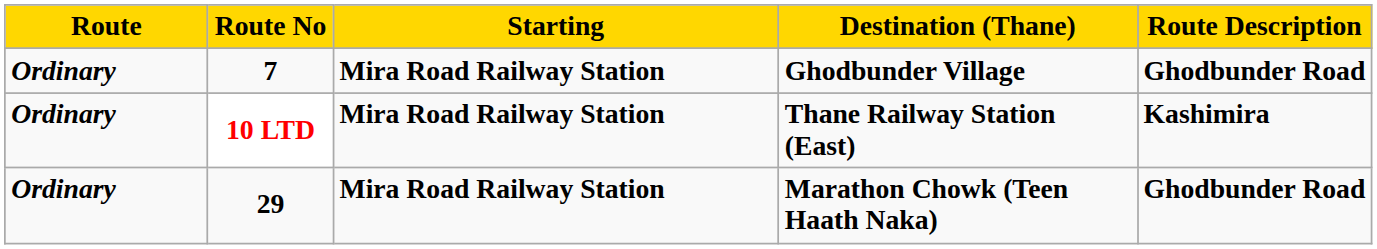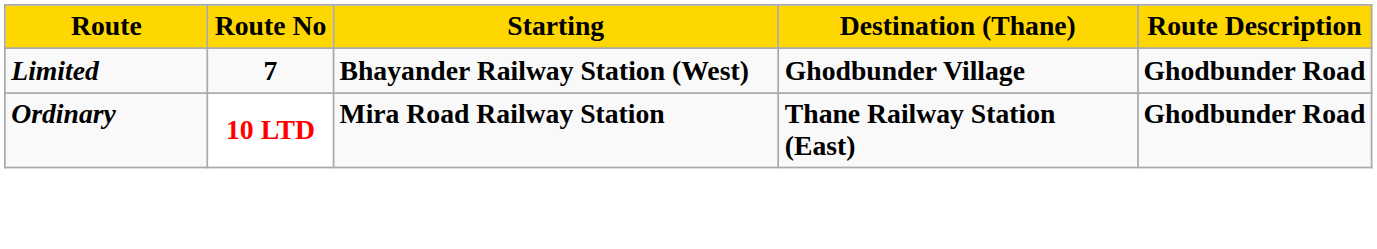(64, 70) Ordinary -> (55, 70) Limited
(502, 70) Mira Road Railway Station -> (544, 70) Bhayander Railway Station (West)
(1207, 114) Kashimira -> (1254, 114) Ghodbunder Road
- row: (927, 204)
